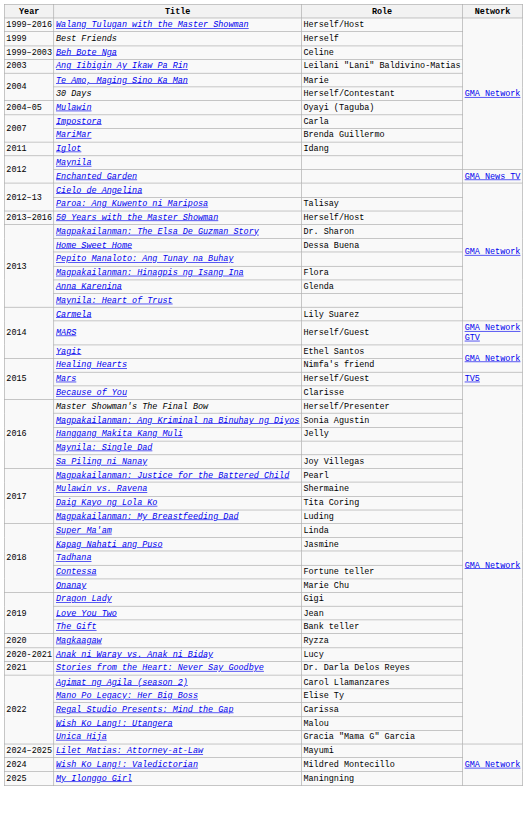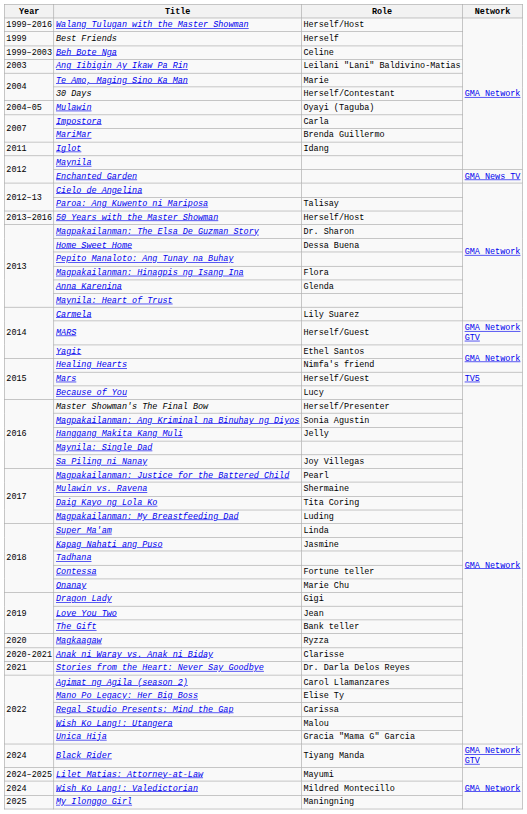(324, 393) Clarisse -> (314, 393) Lucy
(314, 654) Lucy -> (324, 654) Clarisse
+ row: (84, 756)
